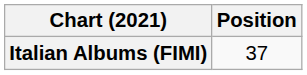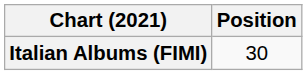(257, 52) 37 -> (257, 52) 30
